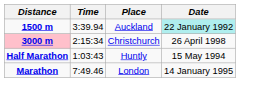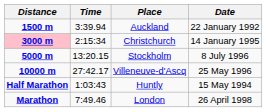(199, 27) paleturquoise background -> (225, 27) no background
(199, 41) 26 April 1998 -> (225, 41) 14 January 1995
+ row: (150, 56)
+ row: (150, 71)
(199, 71) 14 January 1995 -> (225, 100) 26 April 1998
